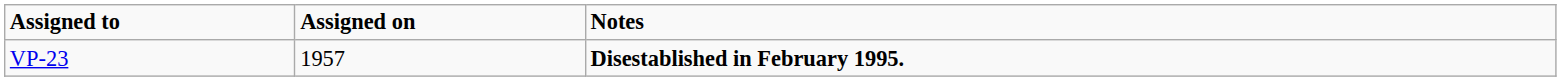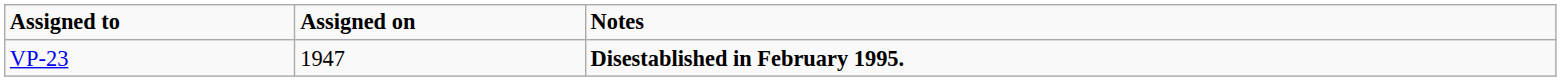(323, 57) 1957 -> (323, 57) 1947
